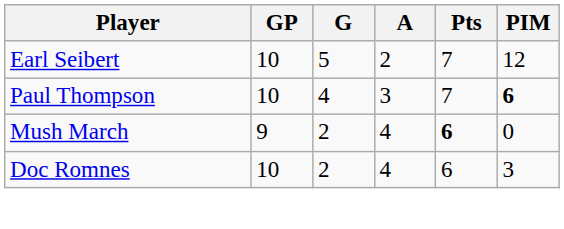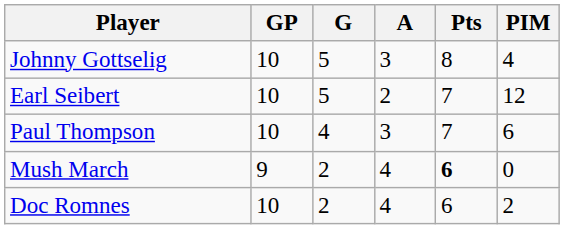+ row: (88, 59)
(508, 95) bold -> (508, 132) normal
(508, 168) 3 -> (508, 205) 2
